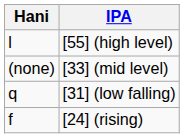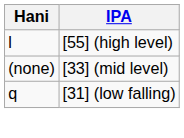- row: (103, 119)
